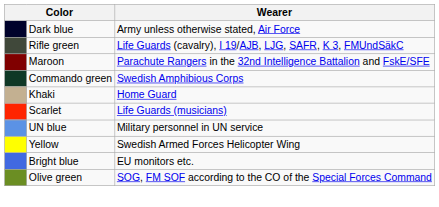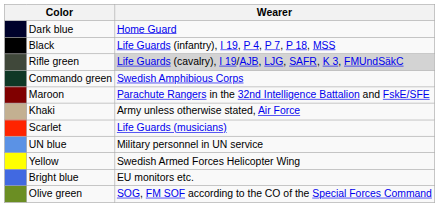(209, 29) Army unless otherwise stated, Air Force -> (147, 29) Home Guard
+ row: (42, 45)
(260, 45) no background -> (260, 62) lightgrey background
rows swapped: (70, 78) <-> (46, 62)
(147, 95) Home Guard -> (209, 111) Army unless otherwise stated, Air Force
